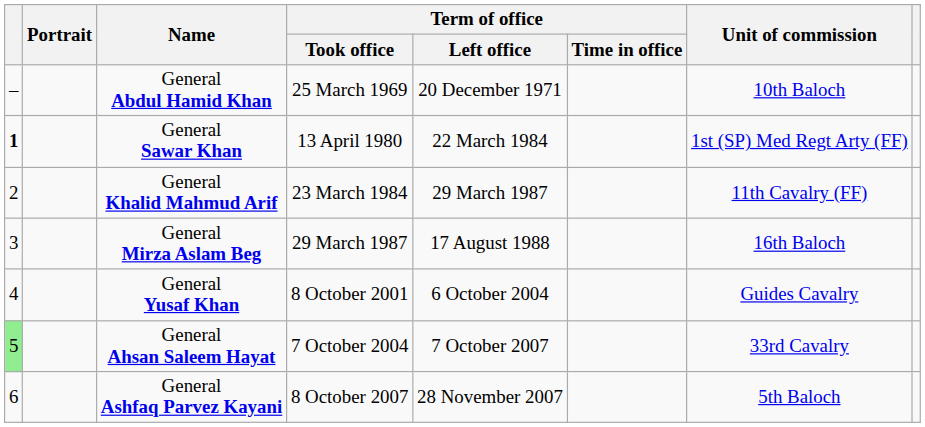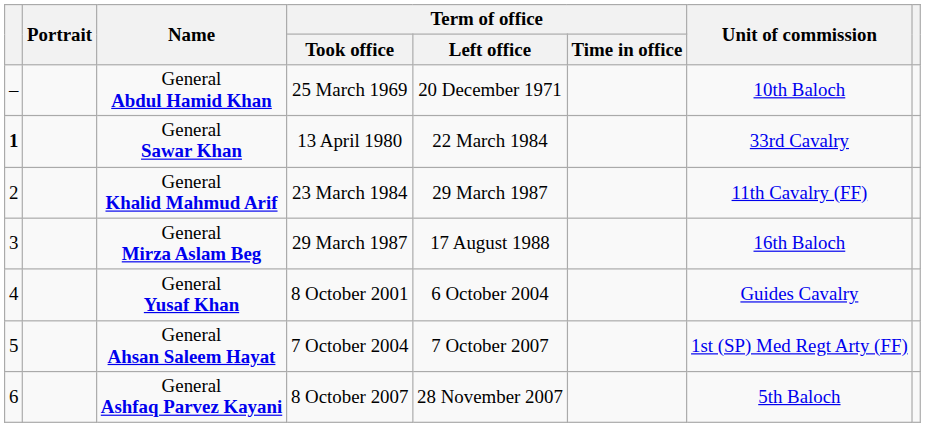(799, 141) 1st (SP) Med Regt Arty (FF) -> (799, 141) 33rd Cavalry
(14, 345) lightgreen background -> (14, 345) no background
(799, 345) 33rd Cavalry -> (799, 345) 1st (SP) Med Regt Arty (FF)
